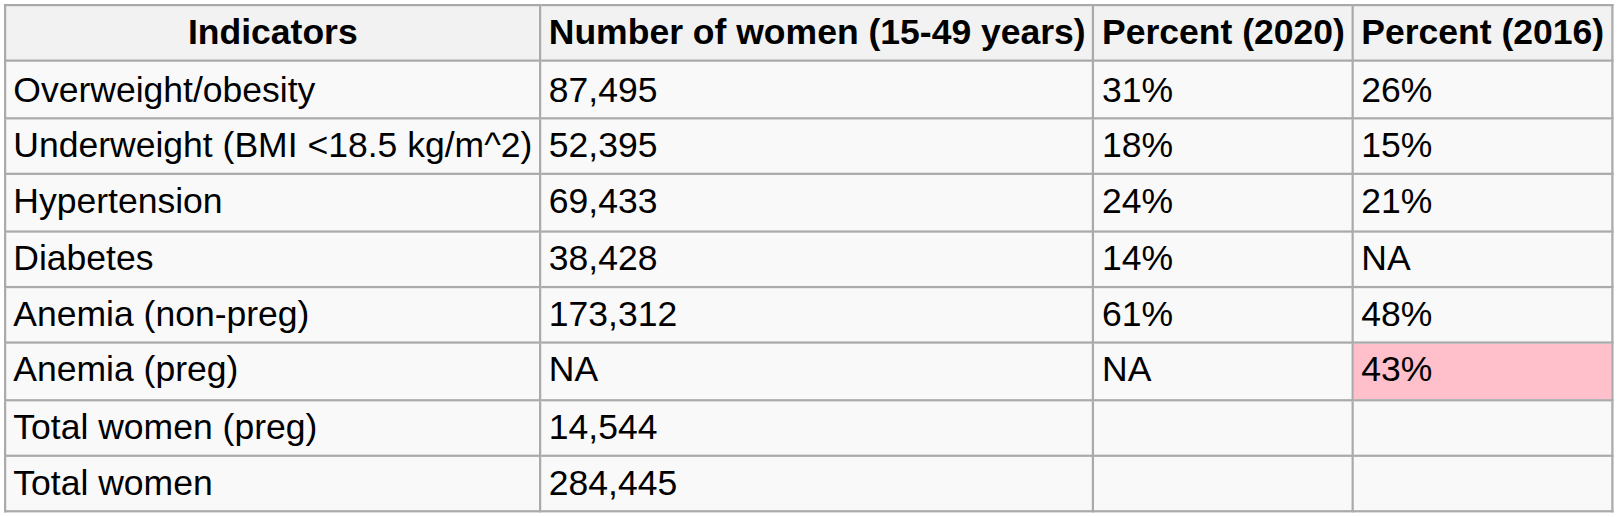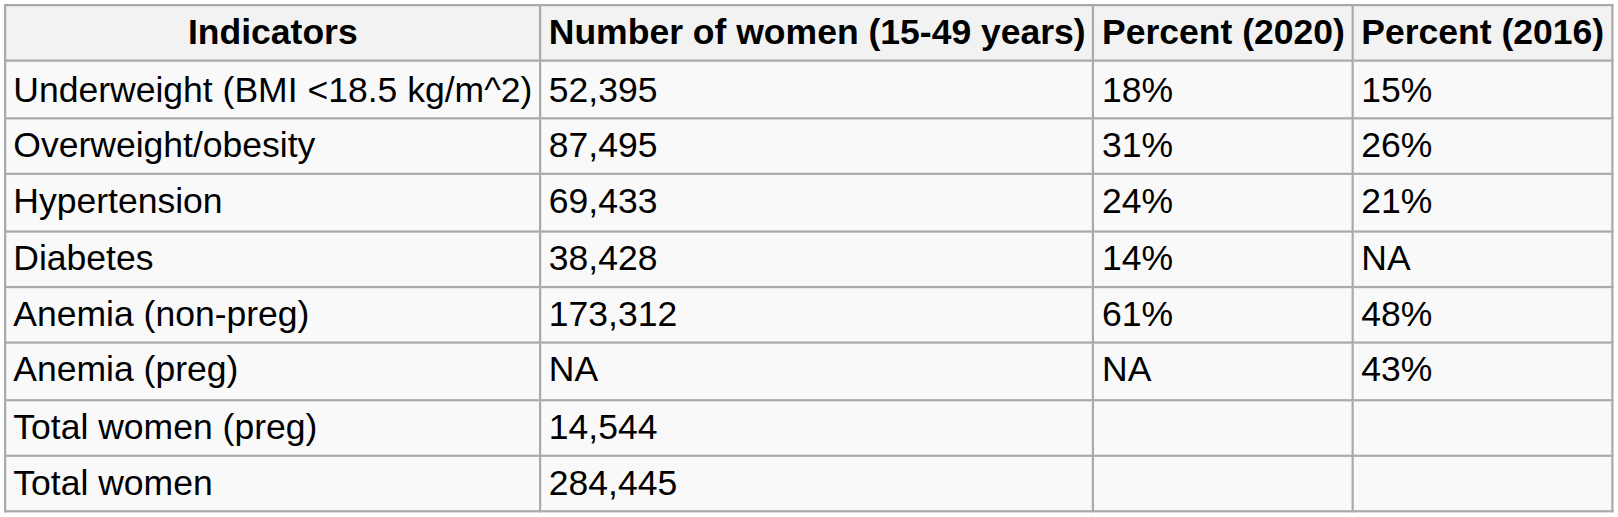rows swapped: (273, 145) <-> (164, 88)
(1397, 370) pink background -> (1397, 370) no background
